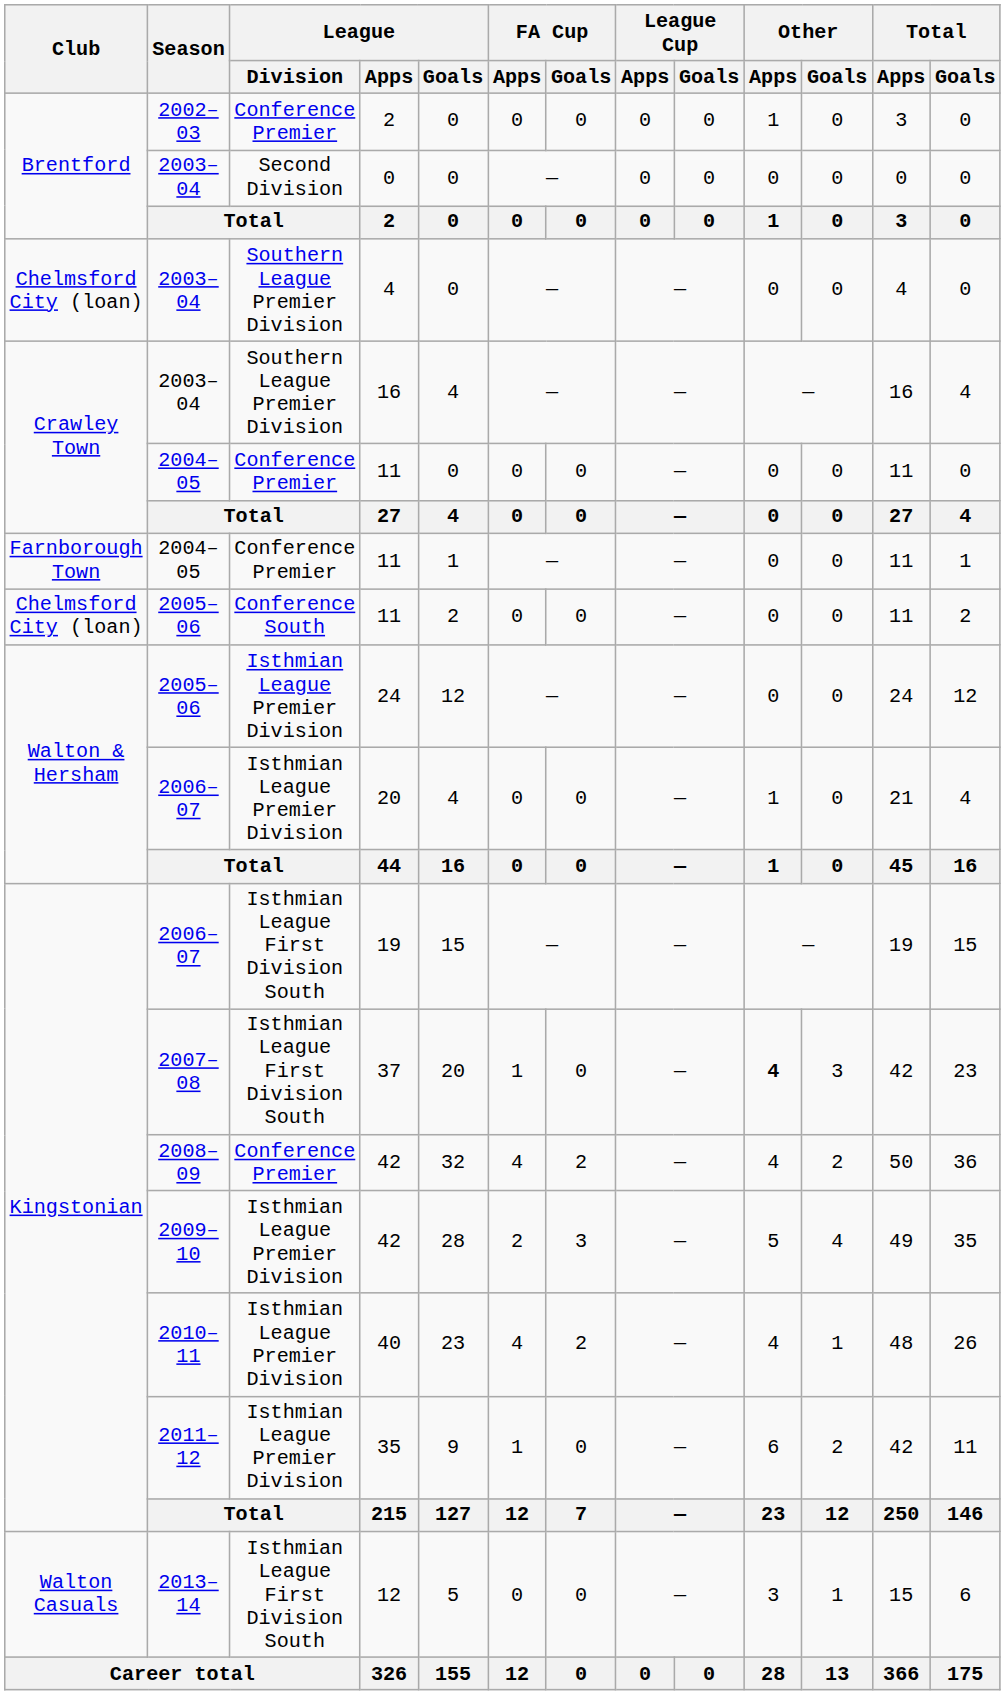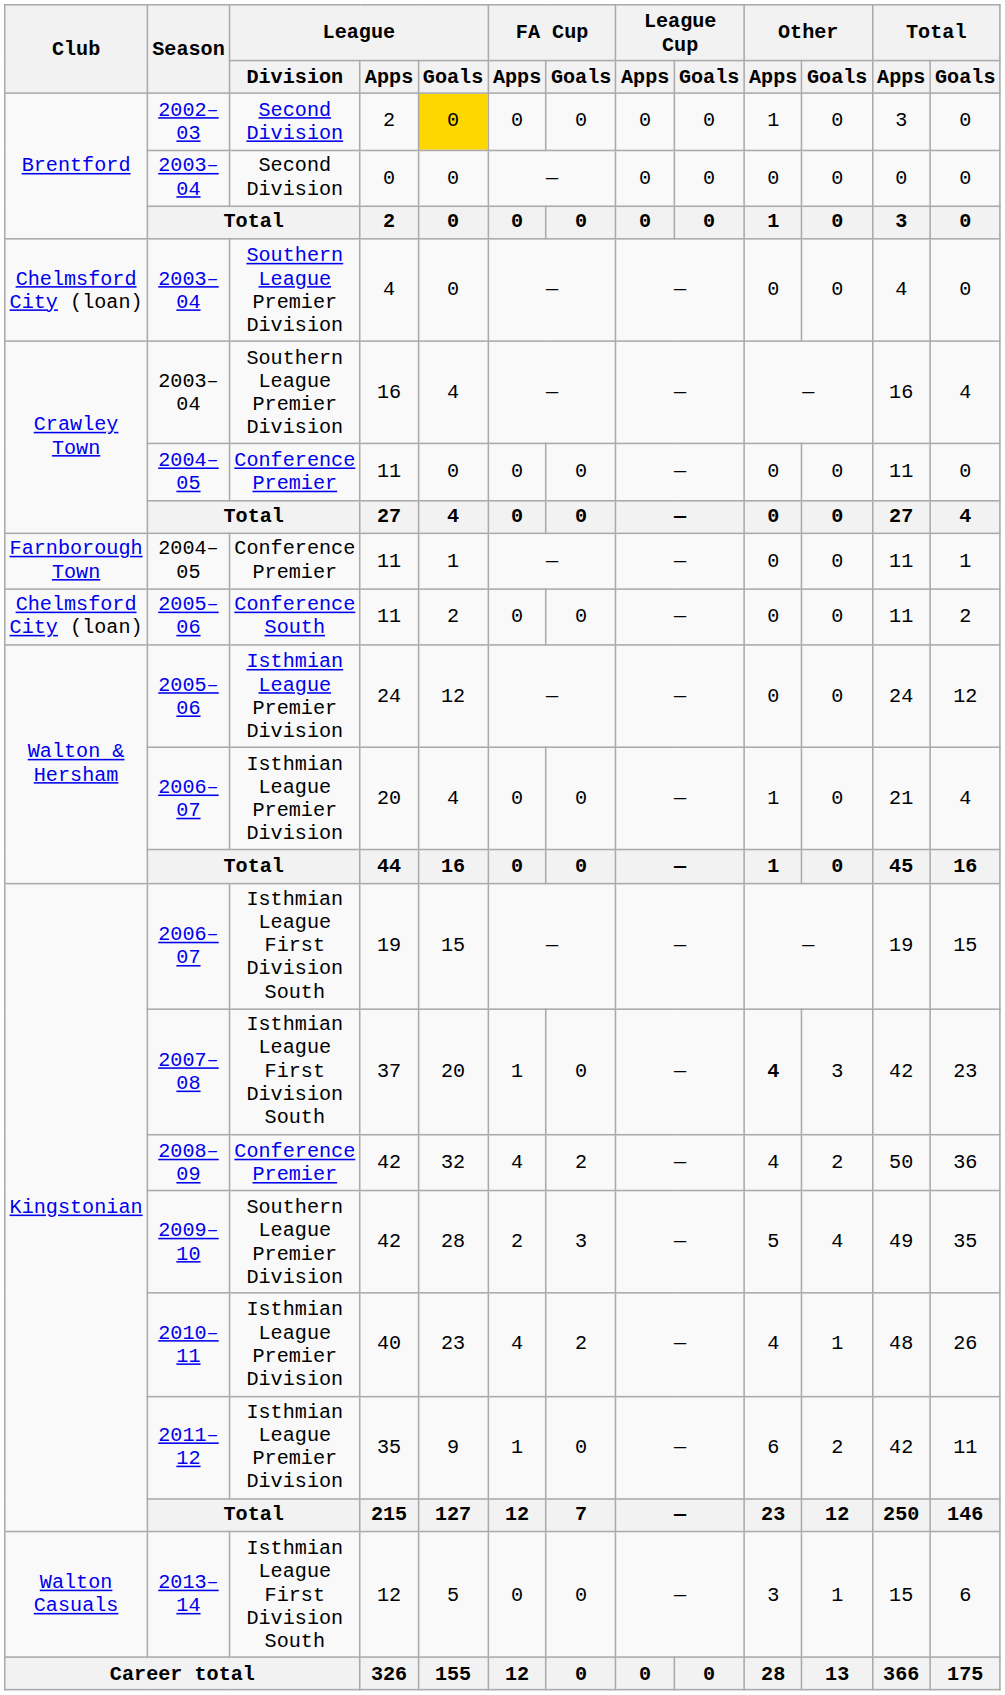(295, 122) Conference Premier -> (295, 122) Second Division
(453, 122) no background -> (453, 122) gold background
(295, 1242) Isthmian League Premier Division -> (295, 1242) Southern League Premier Division
